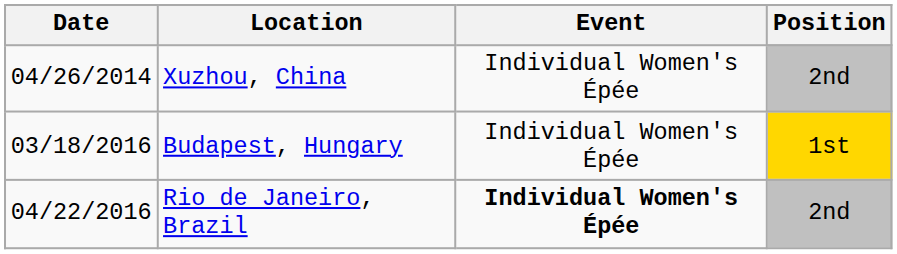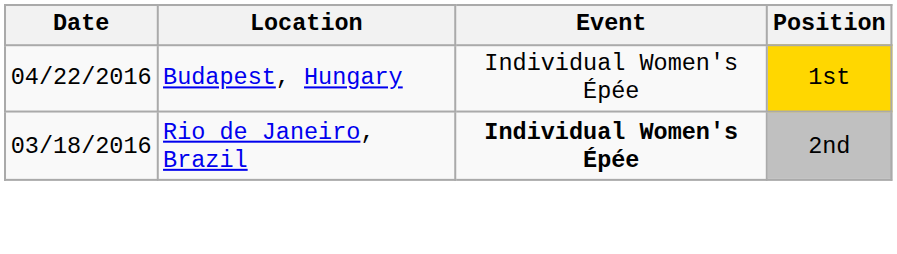- row: (255, 78)
(81, 146) 03/18/2016 -> (81, 78) 04/22/2016
(81, 213) 04/22/2016 -> (81, 146) 03/18/2016
